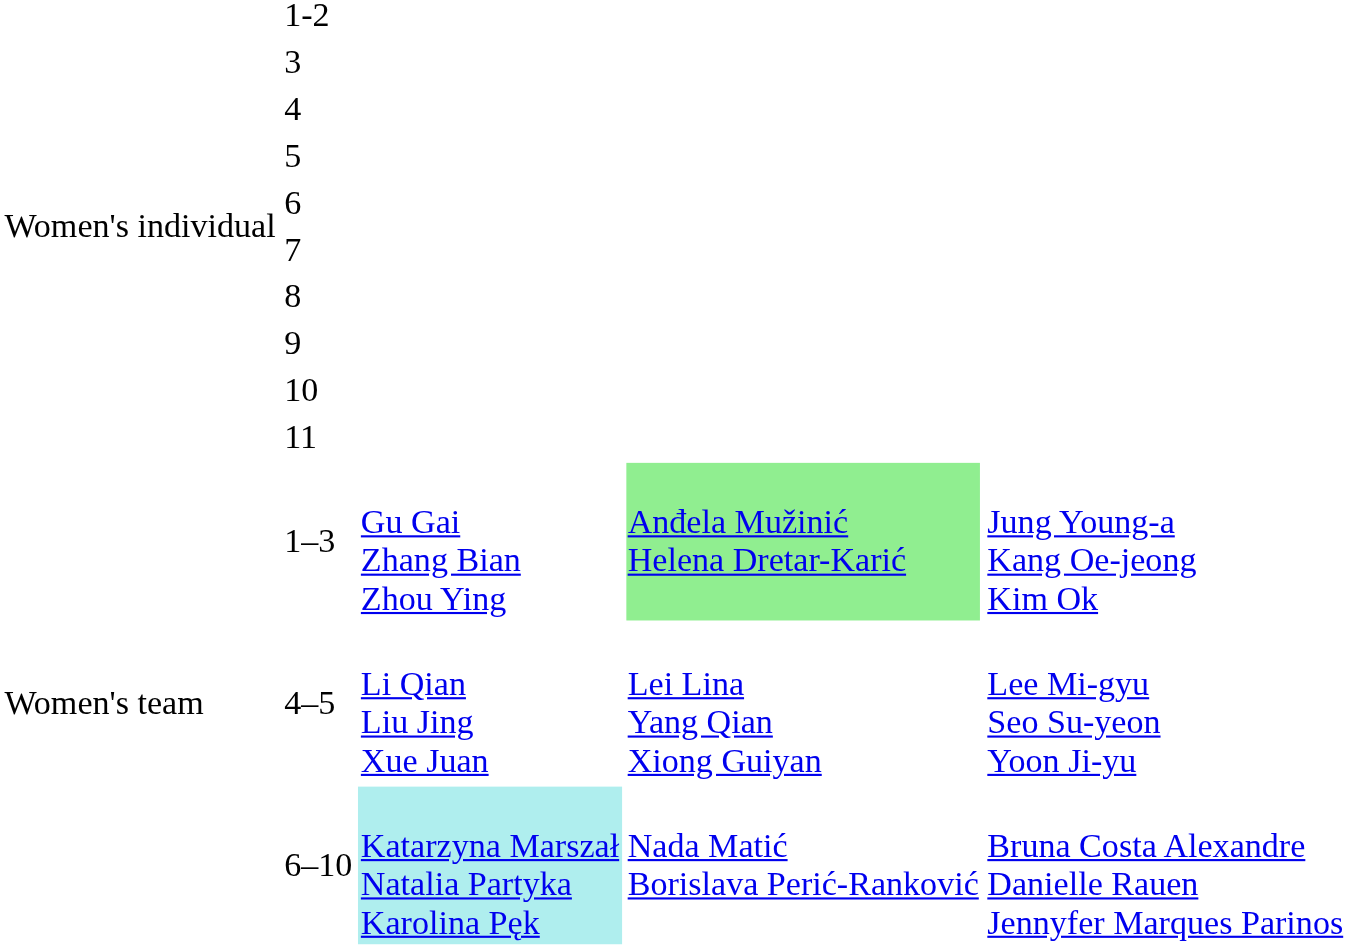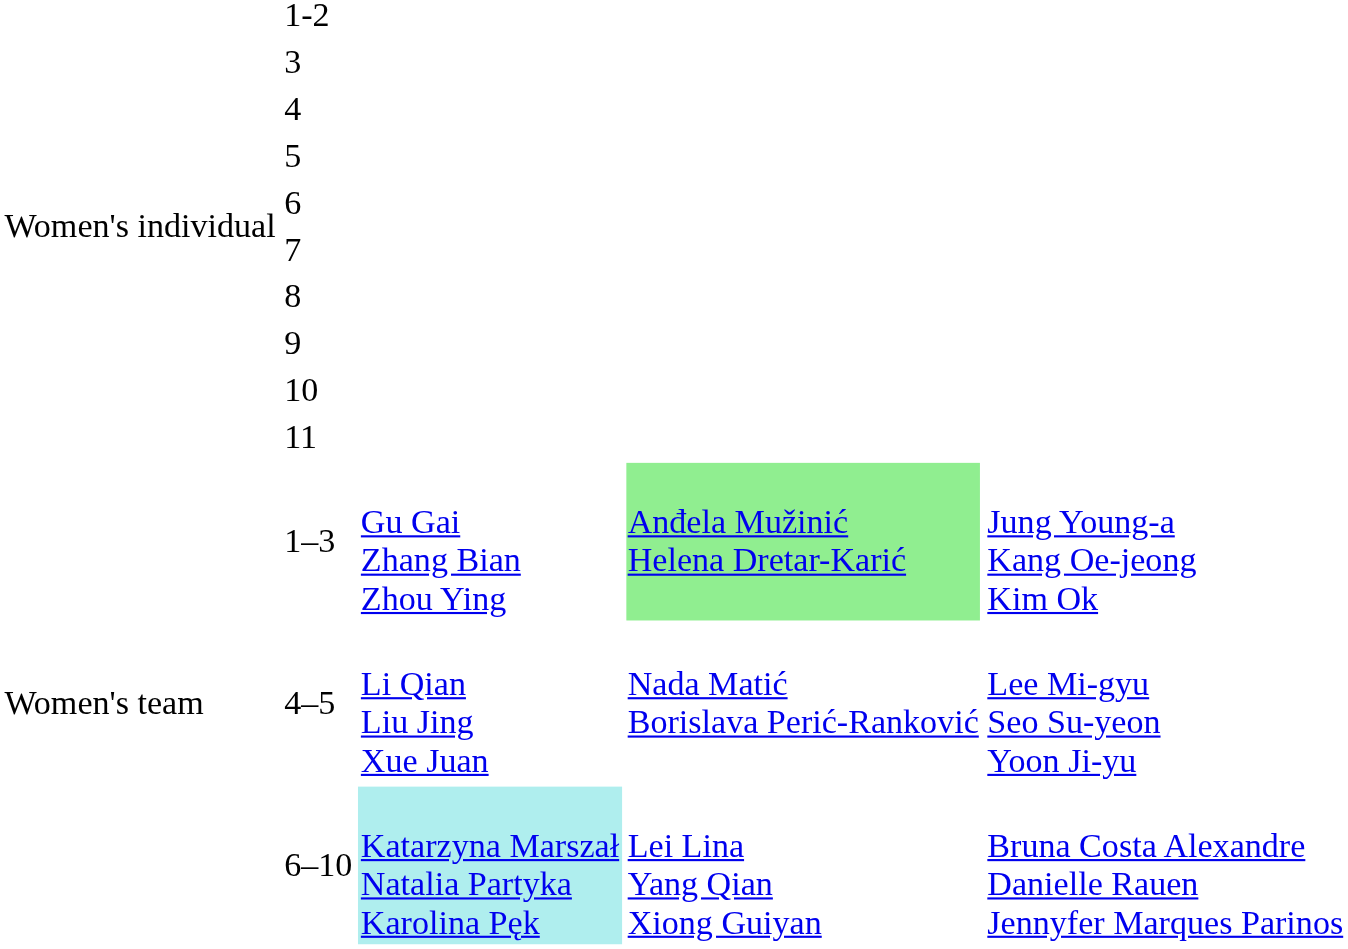(725, 722) Lei Lina Yang Qian Xiong Guiyan -> (803, 702) Nada Matić Borislava Perić-Ranković
(803, 864) Nada Matić Borislava Perić-Ranković -> (725, 884) Lei Lina Yang Qian Xiong Guiyan
